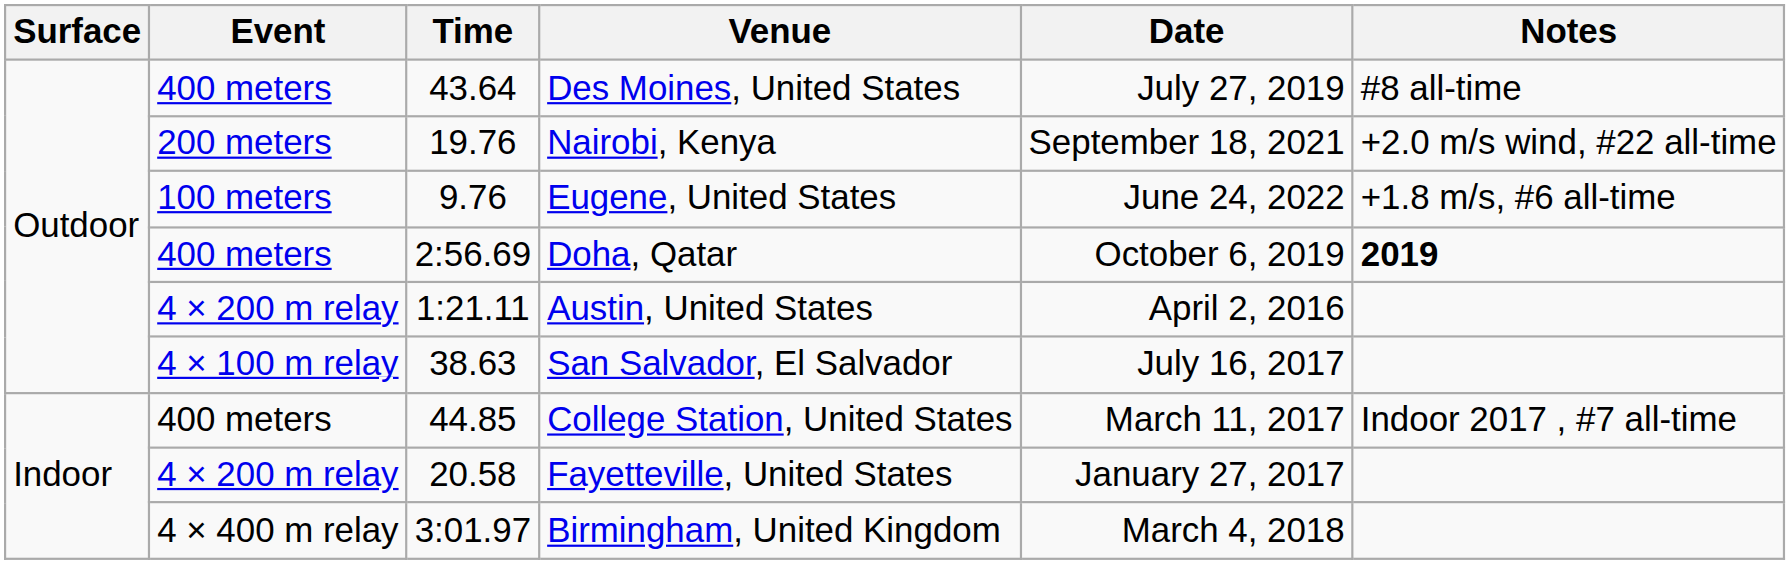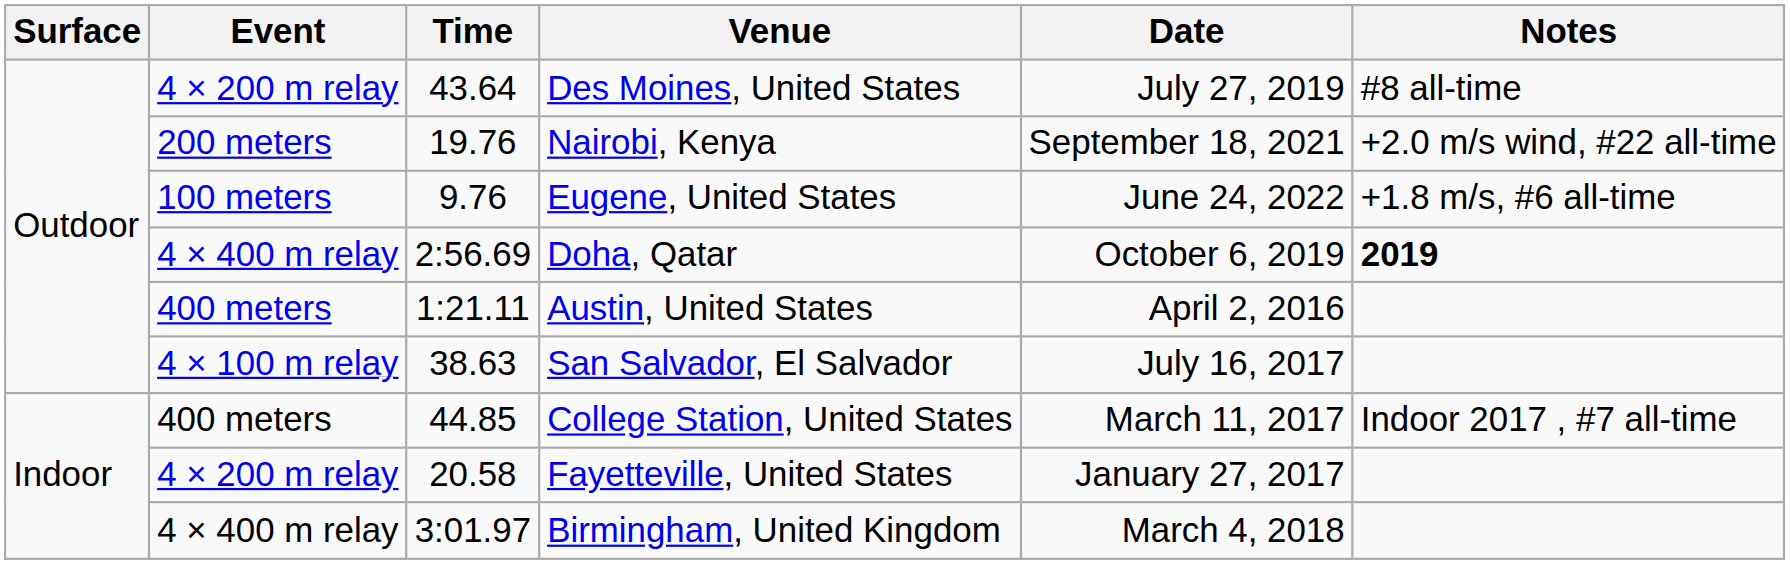(244, 87) 400 meters -> (278, 87) 4 × 200 m relay
(244, 253) 400 meters -> (278, 253) 4 × 400 m relay
(278, 308) 4 × 200 m relay -> (244, 308) 400 meters
